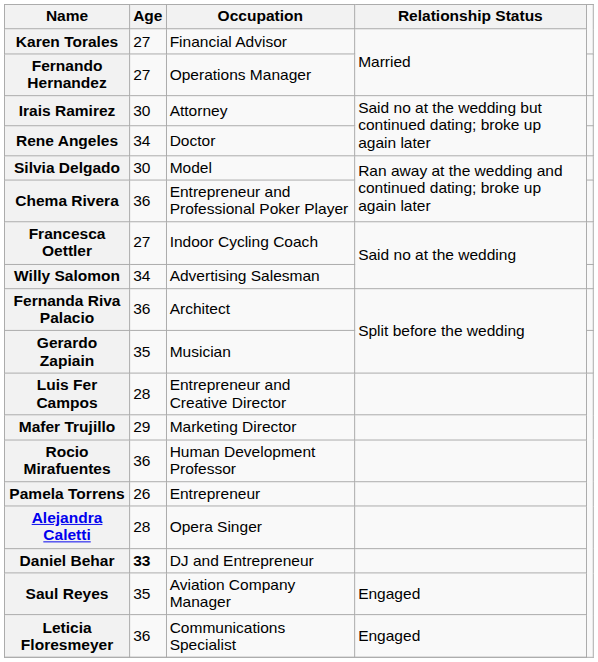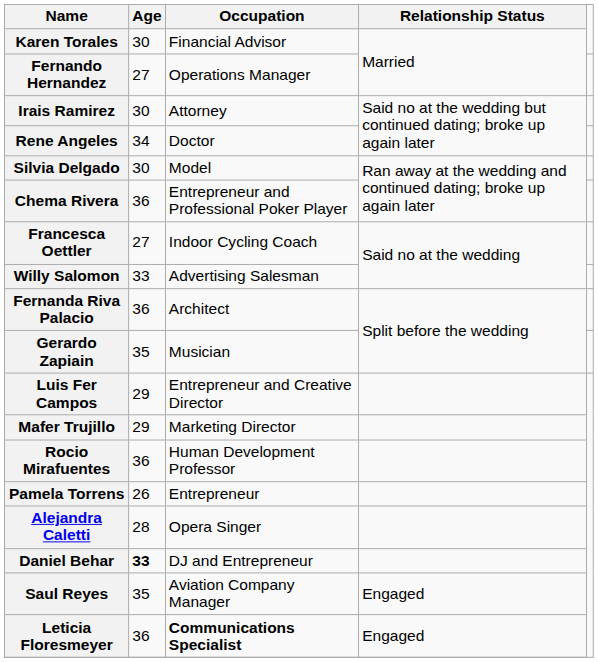(142, 41) 27 -> (141, 41) 30
(142, 276) 34 -> (141, 276) 33
(142, 393) 28 -> (141, 393) 29
(227, 636) normal -> (232, 636) bold
